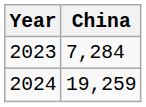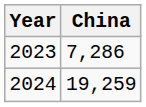(95, 53) 7,284 -> (95, 53) 7,286
